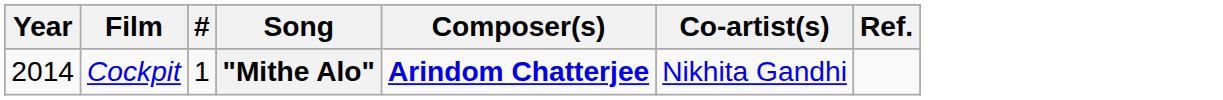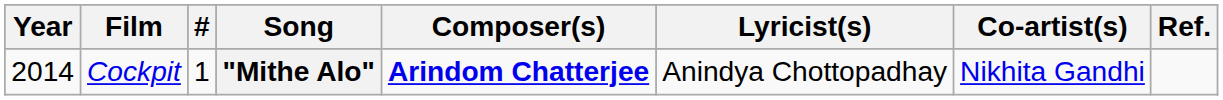+ column: (805, 26)
